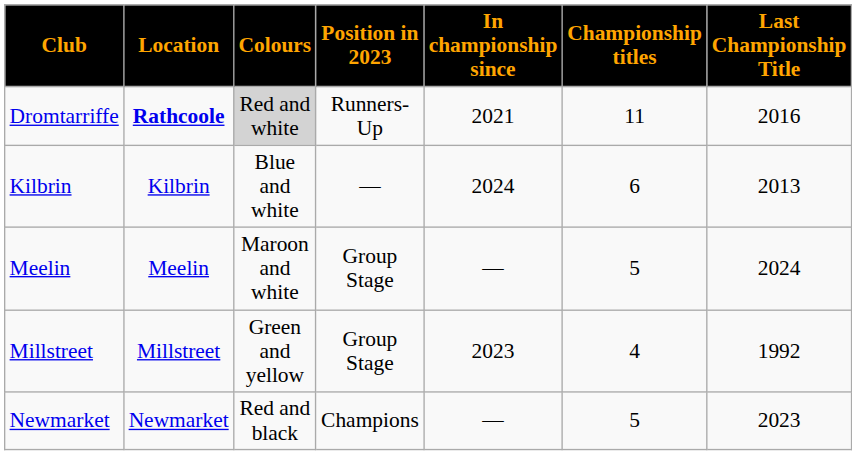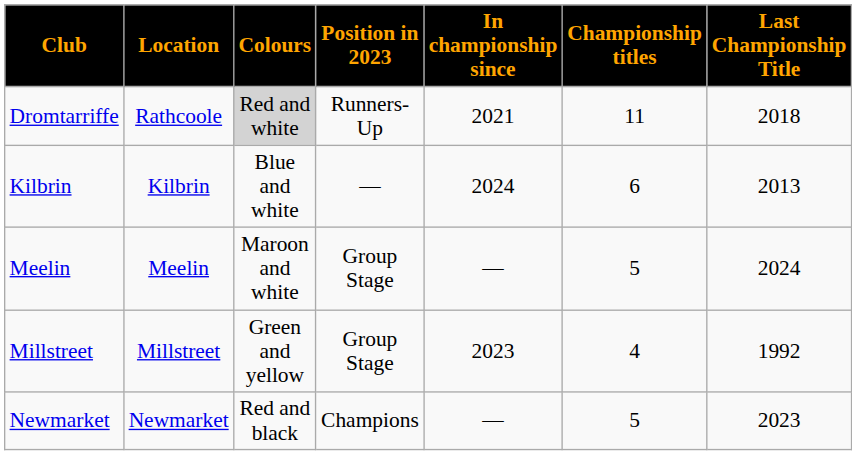(179, 115) bold -> (179, 115) normal
(779, 115) 2016 -> (779, 115) 2018
